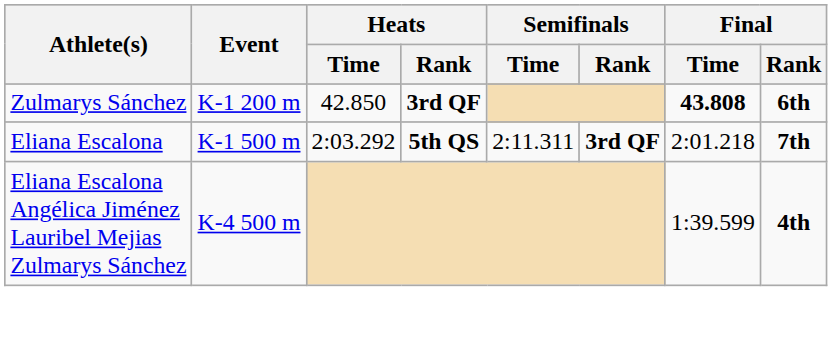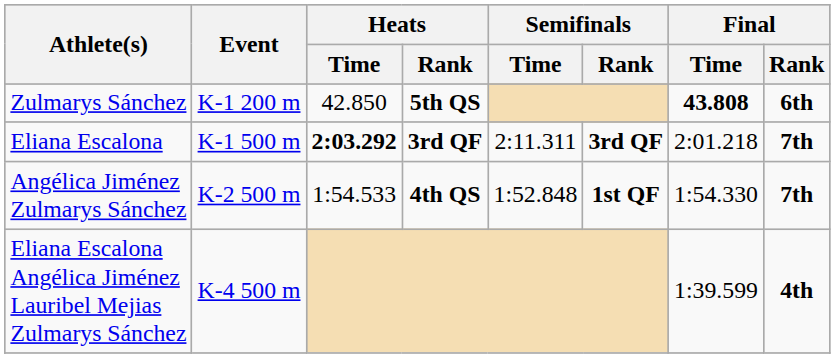(444, 102) 3rd QF -> (445, 102) 5th QS
(354, 142) normal -> (354, 142) bold
(444, 142) 5th QS -> (445, 142) 3rd QF
+ row: (98, 195)
